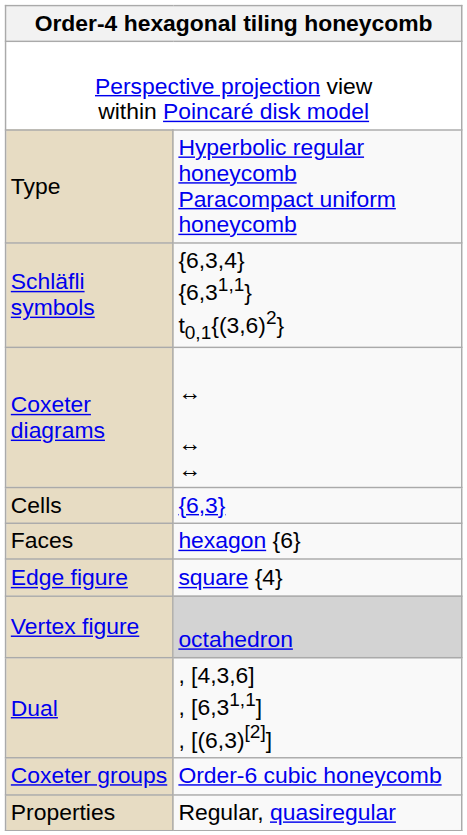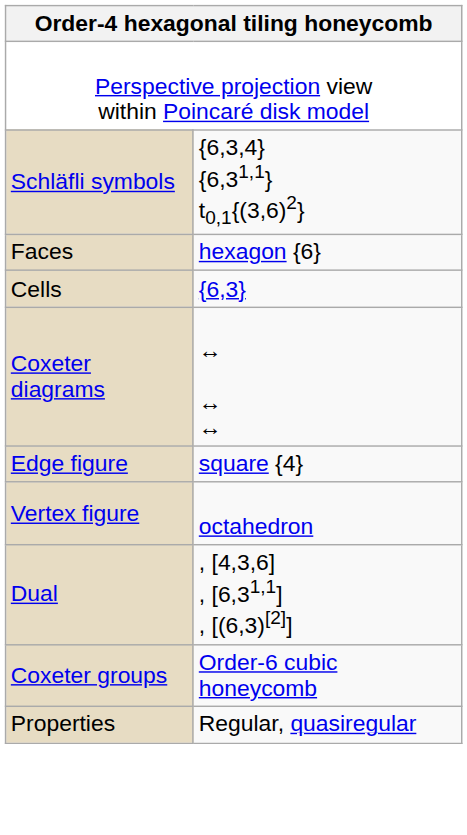- row: (36, 186)
rows swapped: (58, 417) <-> (42, 541)
(236, 639) lightgrey background -> (256, 526) no background
